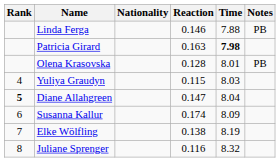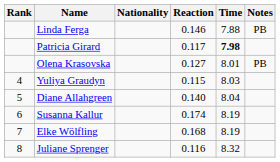(193, 47) 0.163 -> (193, 47) 0.117
(193, 64) 0.128 -> (193, 64) 0.127
(19, 98) bold -> (19, 98) normal
(193, 98) 0.147 -> (193, 98) 0.140
(230, 115) 8.09 -> (230, 115) 8.19
(193, 132) 0.138 -> (193, 132) 0.168
